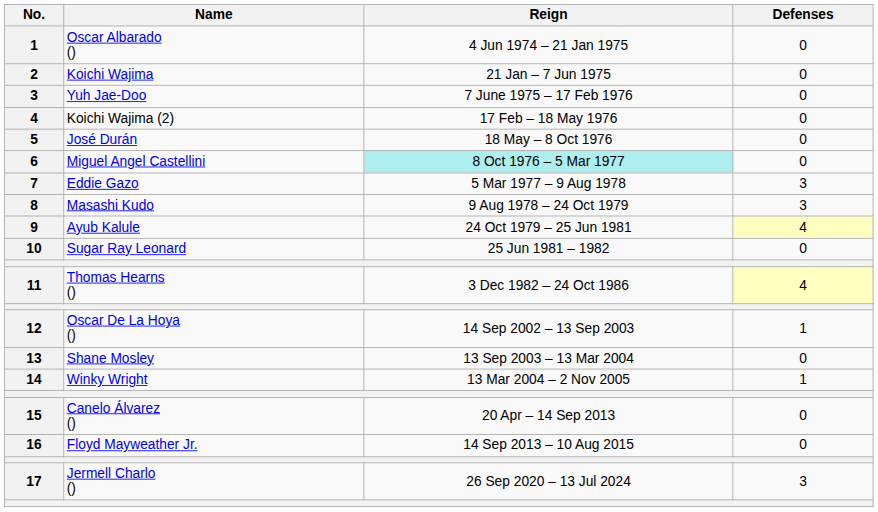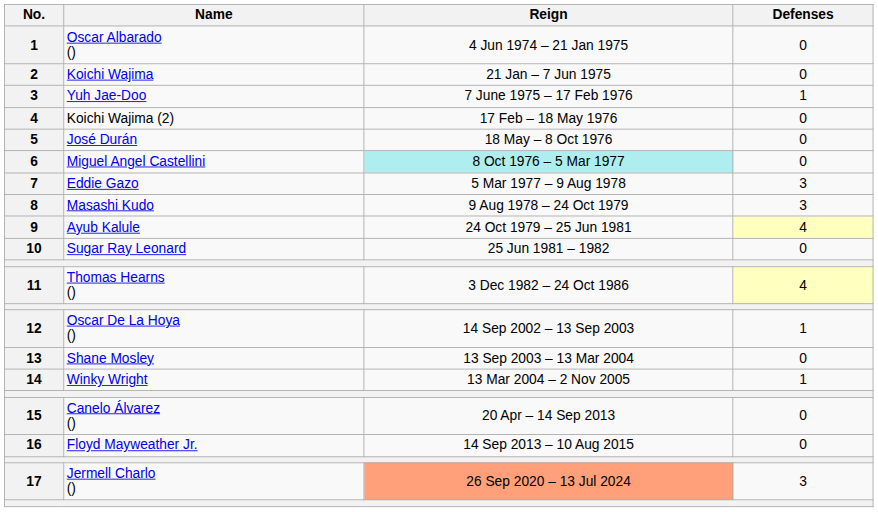(803, 96) 0 -> (803, 96) 1
(549, 481) no background -> (549, 481) lightsalmon background
